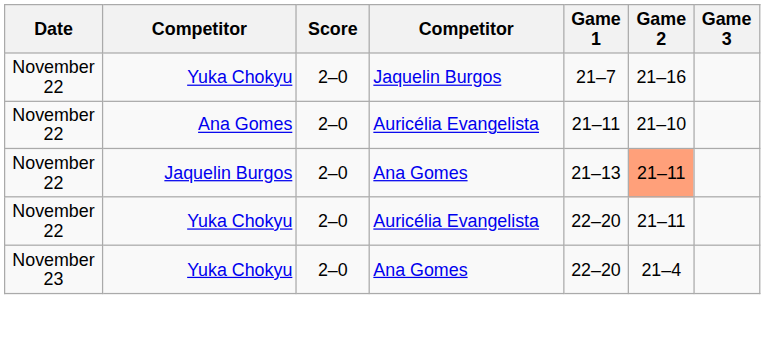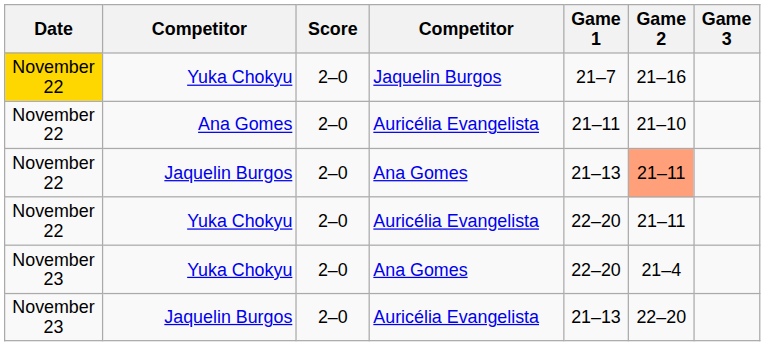(53, 77) no background -> (53, 77) gold background
+ row: (228, 317)
